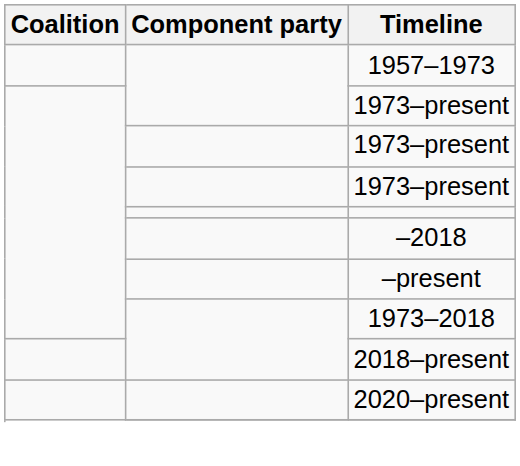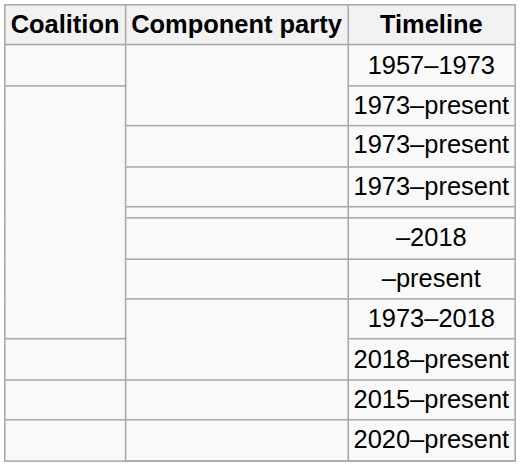+ row: (65, 400)
